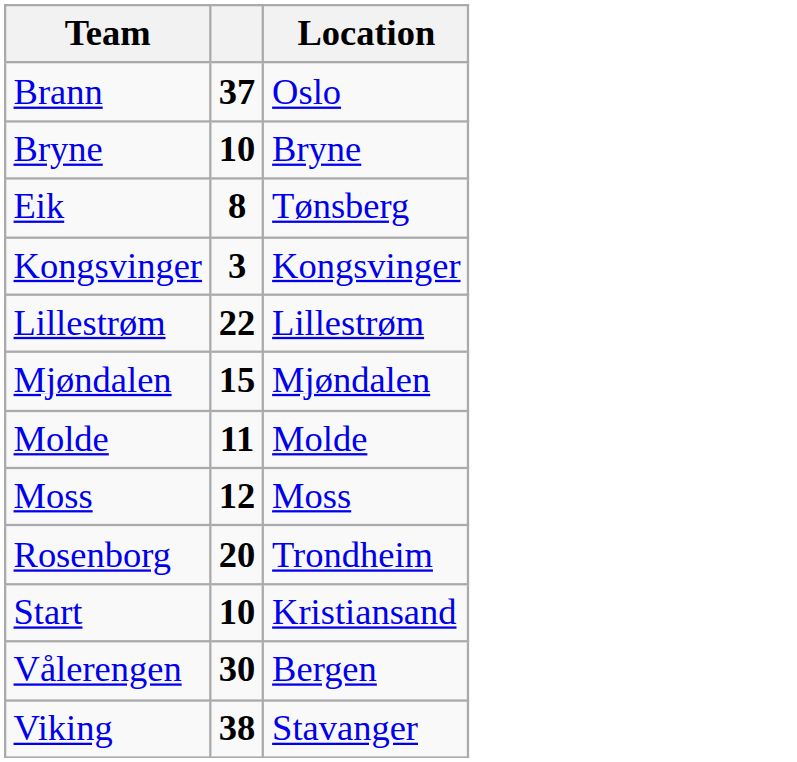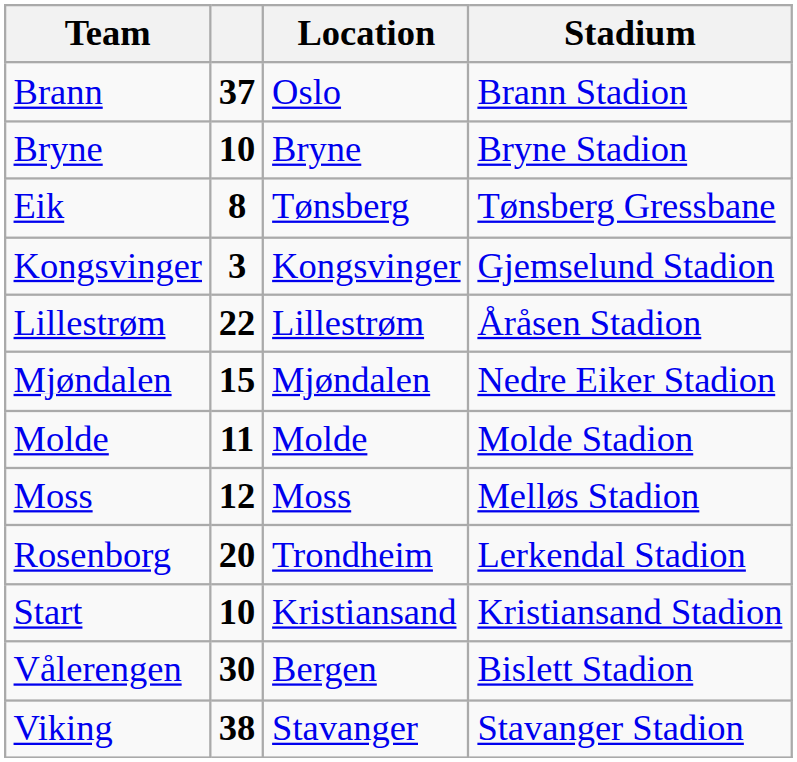+ column: (630, 33)
